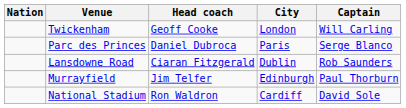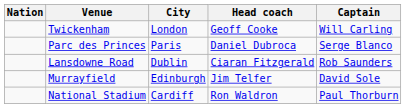columns swapped: (287, 13) <-> (203, 13)
(359, 79) Paul Thorburn -> (350, 79) David Sole
(350, 95) David Sole -> (359, 95) Paul Thorburn
